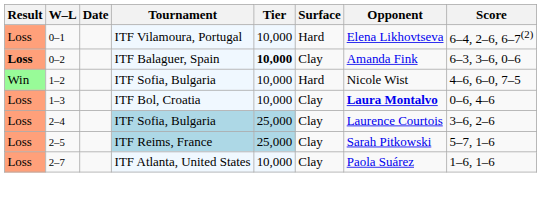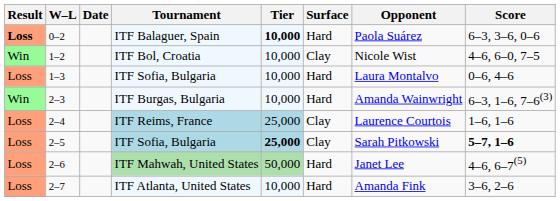- row: (57, 37)
(310, 59) Clay -> (319, 35) Hard
(382, 59) Amanda Fink -> (388, 35) Paola Suárez
(165, 79) ITF Sofia, Bulgaria -> (158, 55) ITF Bol, Croatia
(311, 79) Hard -> (318, 55) Clay
(158, 100) ITF Bol, Croatia -> (165, 76) ITF Sofia, Bulgaria
(310, 100) Clay -> (319, 76) Hard
(392, 100) bold -> (397, 76) normal
+ row: (57, 99)
(165, 121) ITF Sofia, Bulgaria -> (163, 121) ITF Reims, France
(472, 121) 3–6, 2–6 -> (491, 121) 1–6, 1–6
(163, 141) ITF Reims, France -> (165, 141) ITF Sofia, Bulgaria
(274, 141) normal -> (282, 141) bold
(472, 141) normal -> (491, 141) bold
+ row: (57, 164)
(310, 162) Clay -> (319, 186) Hard
(380, 162) Paola Suárez -> (390, 186) Amanda Fink
(472, 162) 1–6, 1–6 -> (491, 186) 3–6, 2–6
